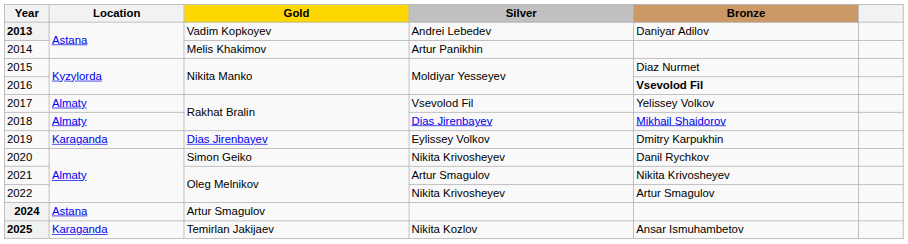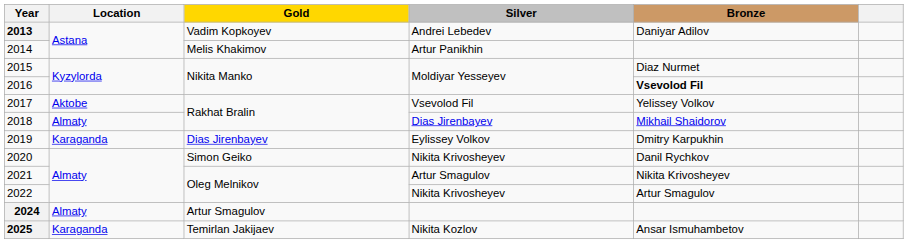(69, 103) Almaty -> (70, 103) Aktobe
(70, 211) Astana -> (69, 211) Almaty
